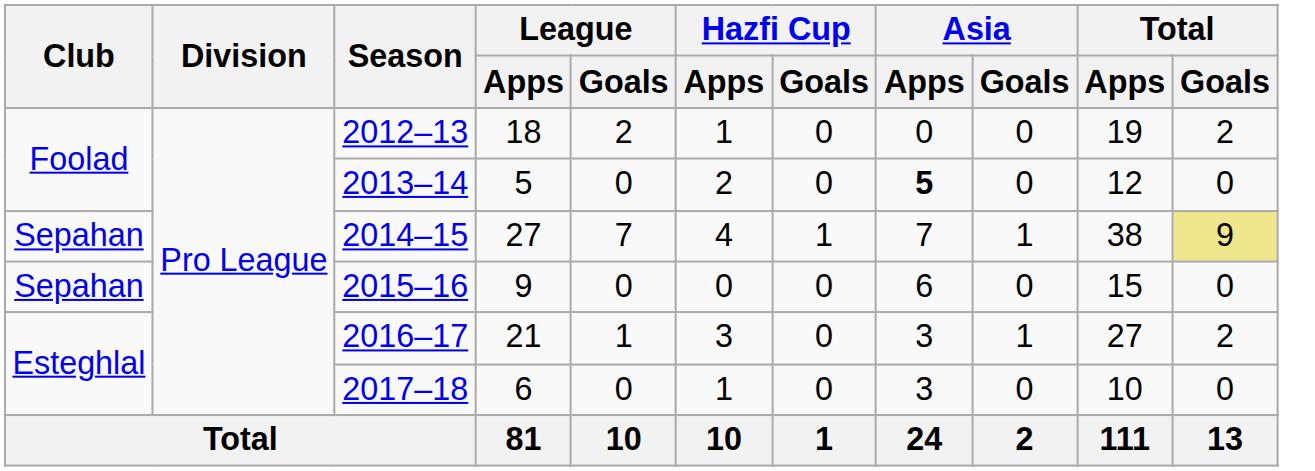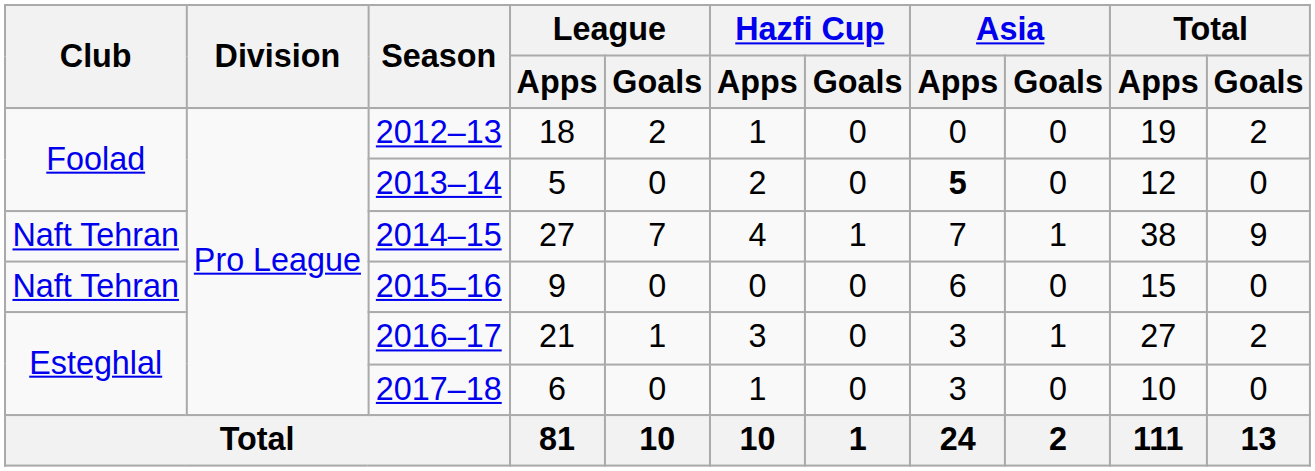(79, 235) Sepahan -> (96, 235) Naft Tehran
(1225, 235) khaki background -> (1258, 235) no background
(79, 286) Sepahan -> (96, 286) Naft Tehran
